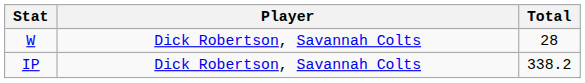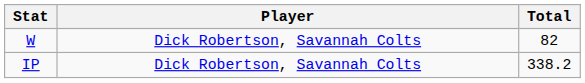(549, 41) 28 -> (549, 41) 82
